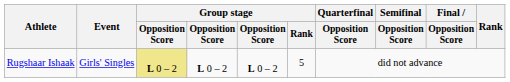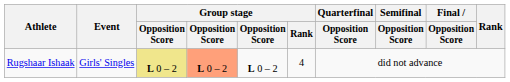(212, 69) no background -> (212, 69) lightsalmon background
(301, 63) 5 -> (301, 63) 4
